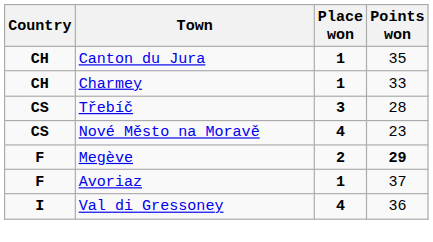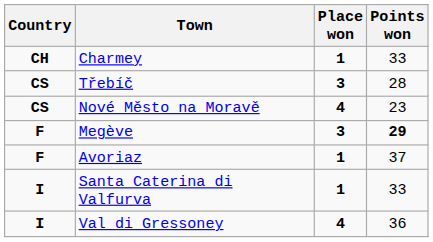- row: (142, 59)
(340, 157) 2 -> (340, 133) 3
+ row: (156, 190)
